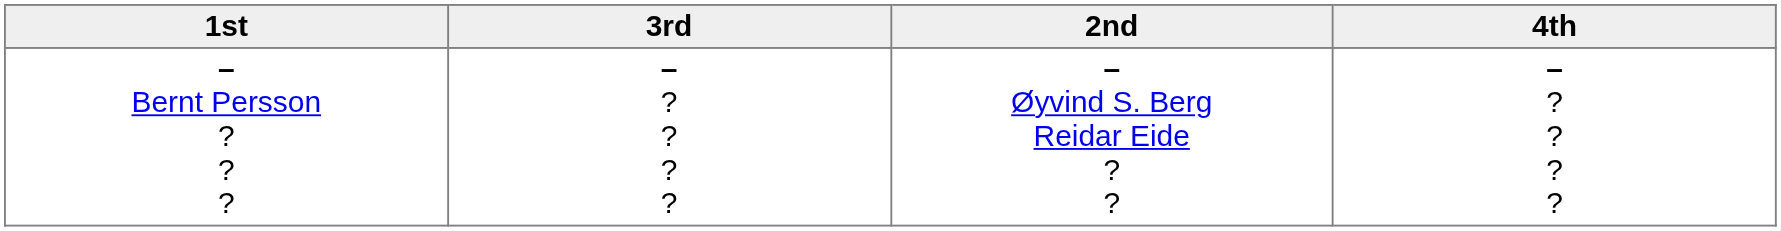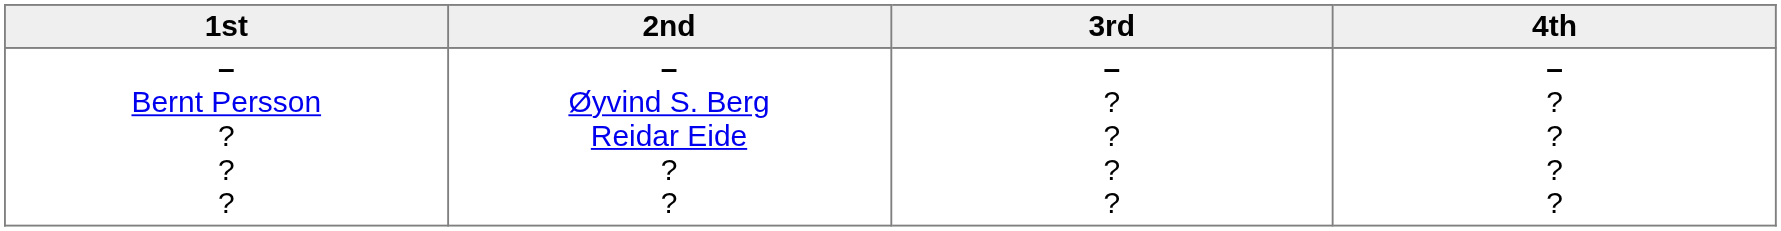columns swapped: (1112, 26) <-> (669, 26)
